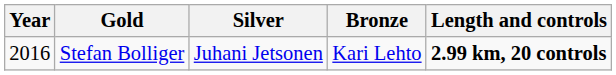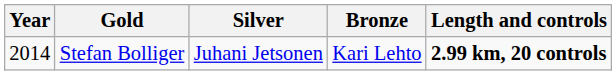(30, 53) 2016 -> (30, 53) 2014
